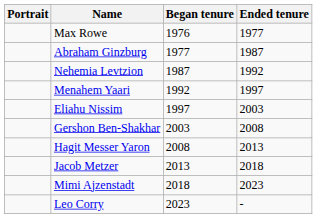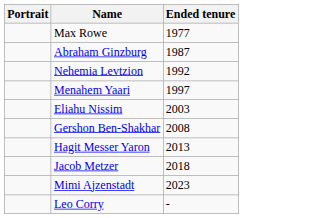- column: (200, 14)
